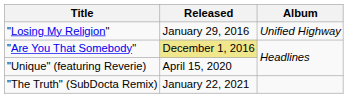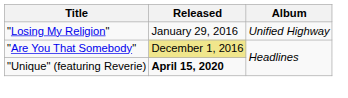(197, 66) normal -> (188, 66) bold
- row: (82, 84)
